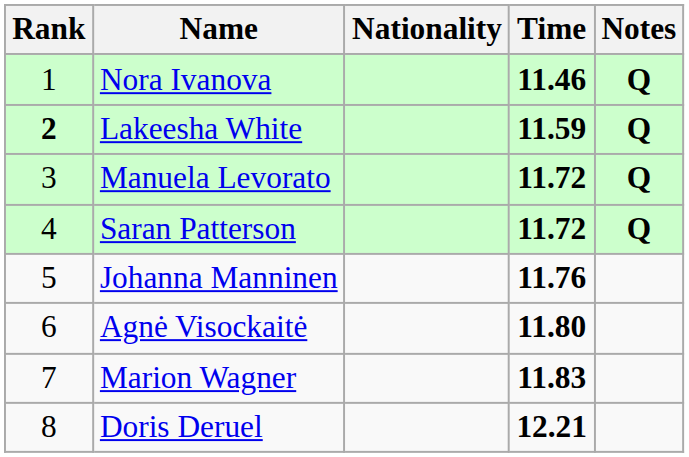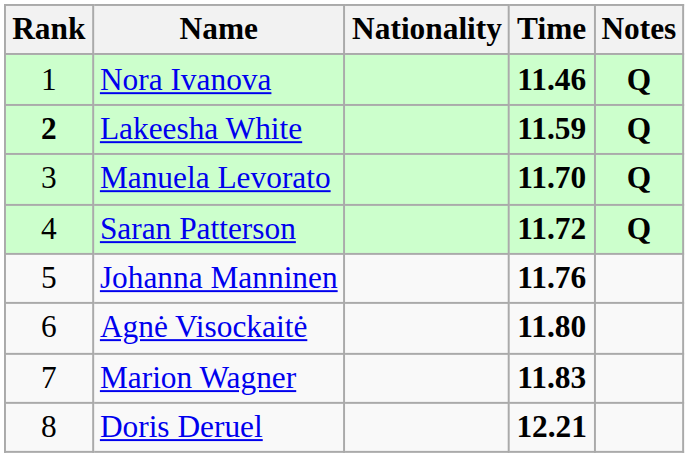(552, 178) 11.72 -> (552, 178) 11.70
